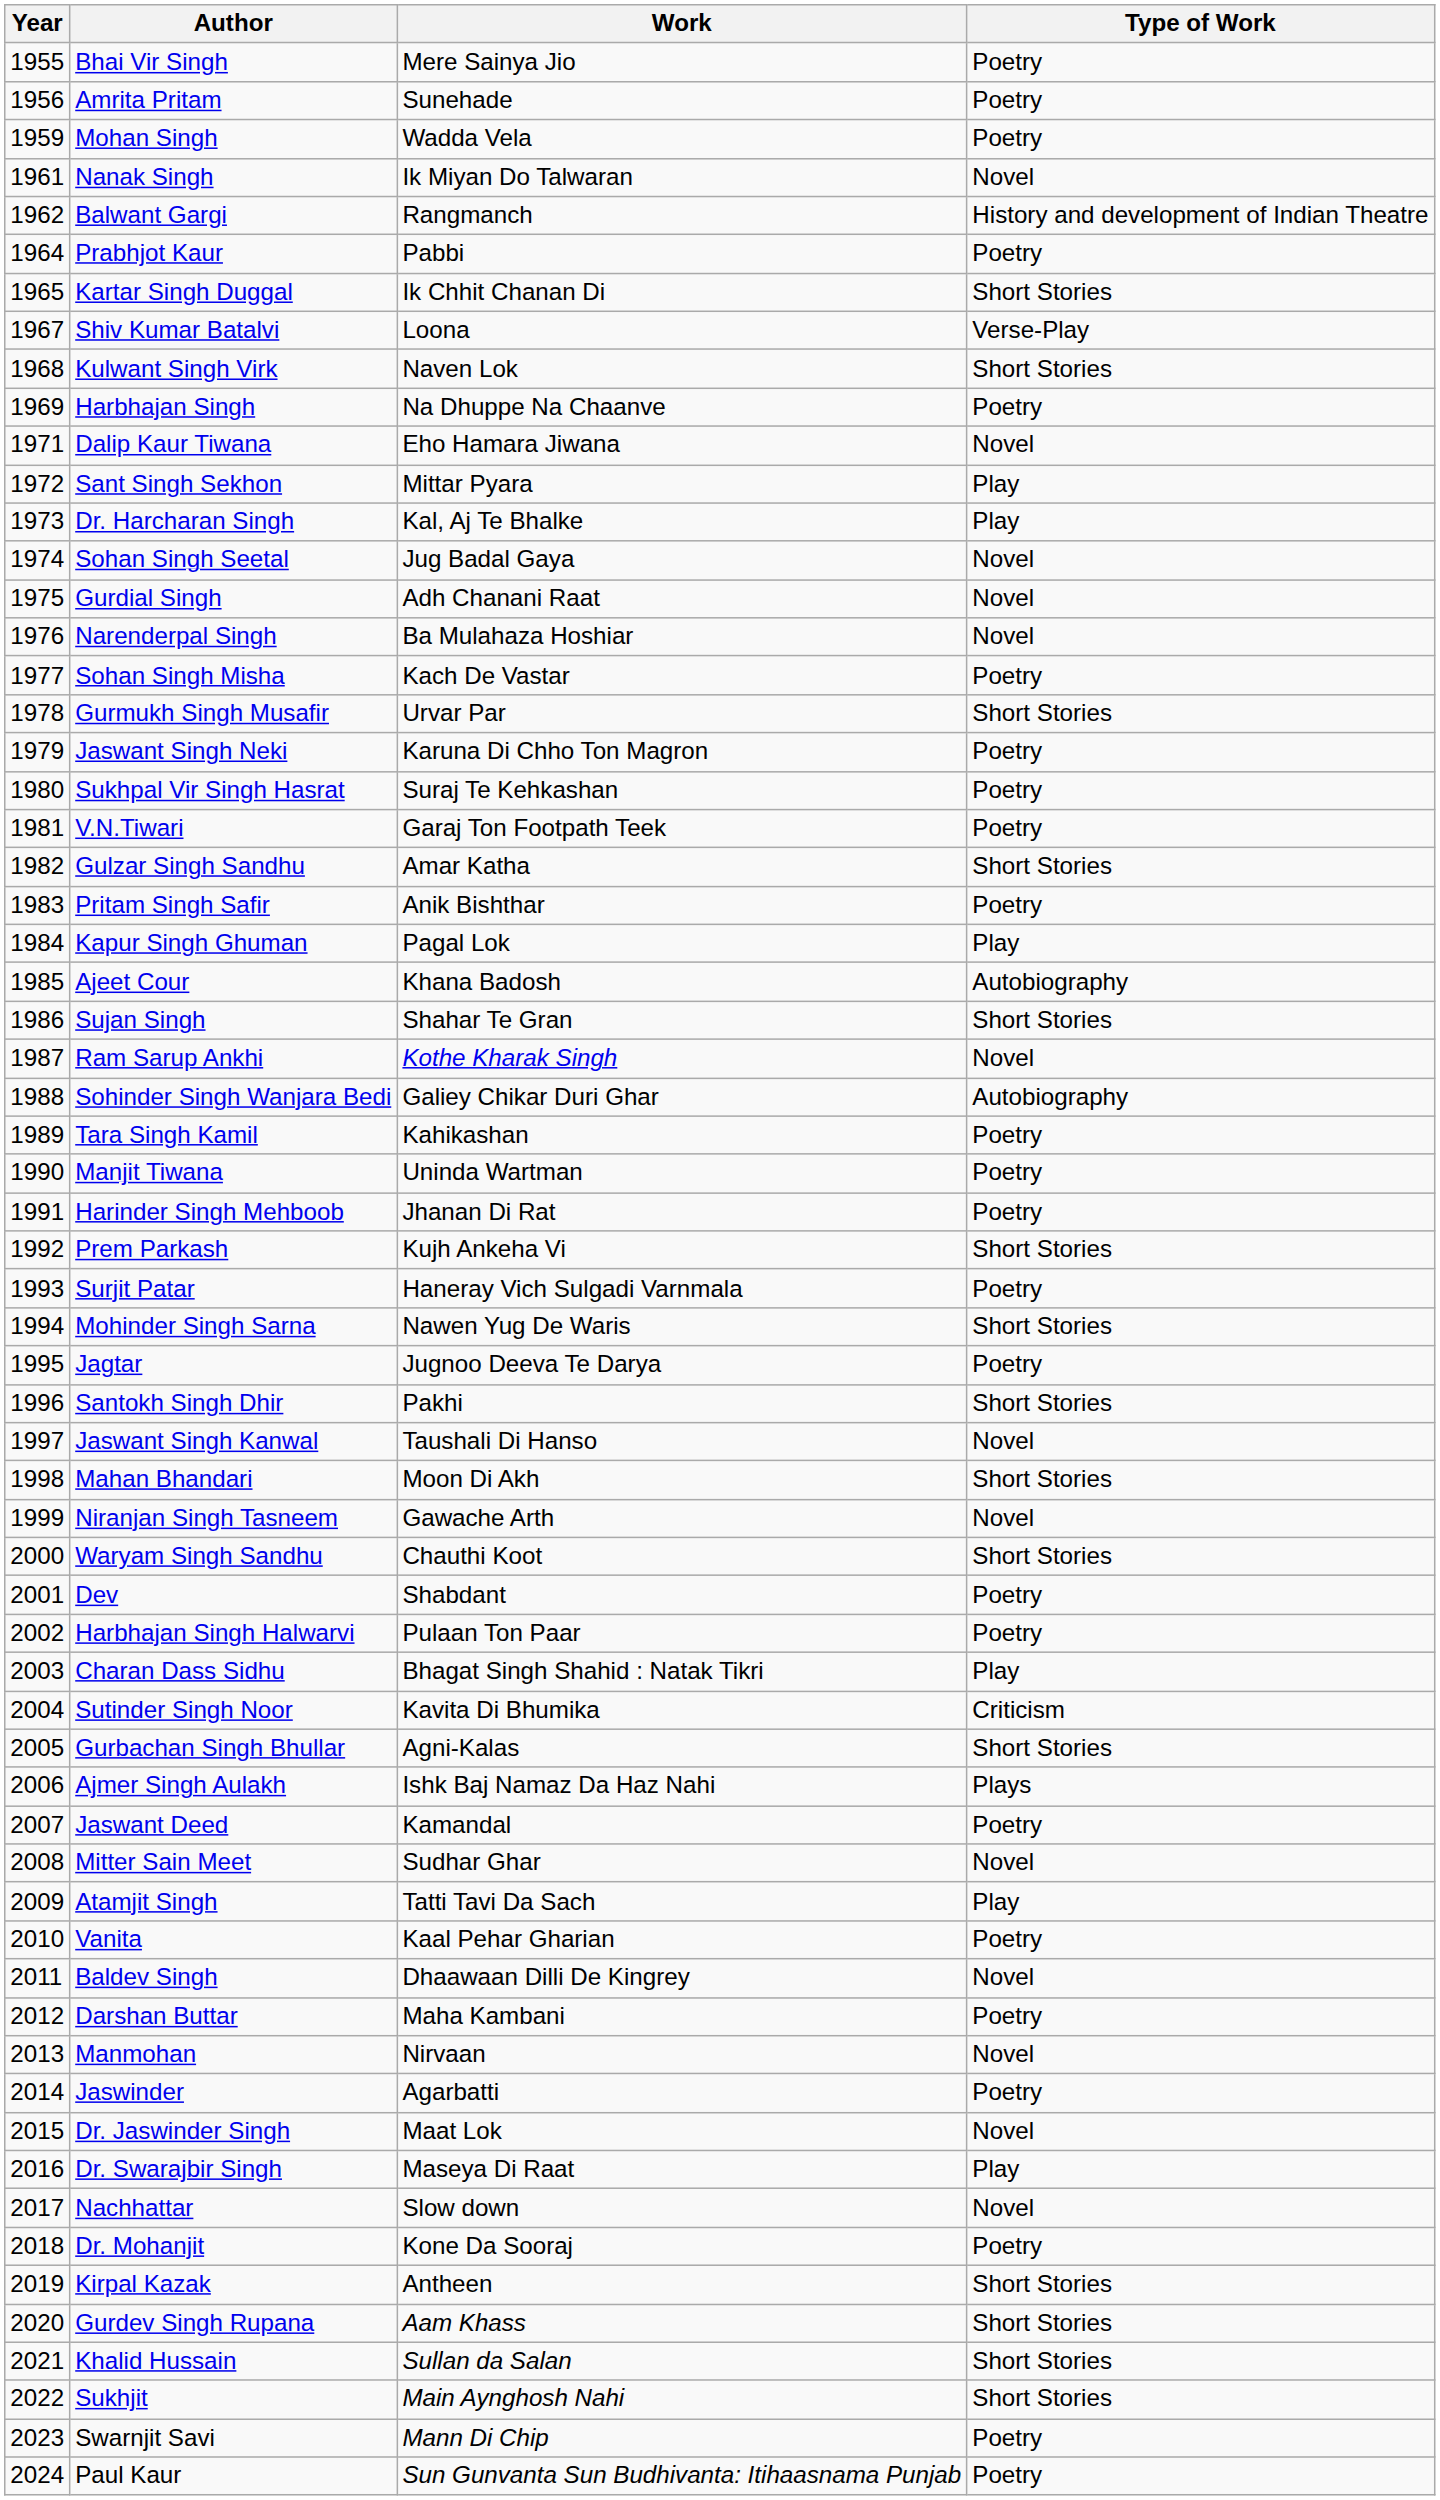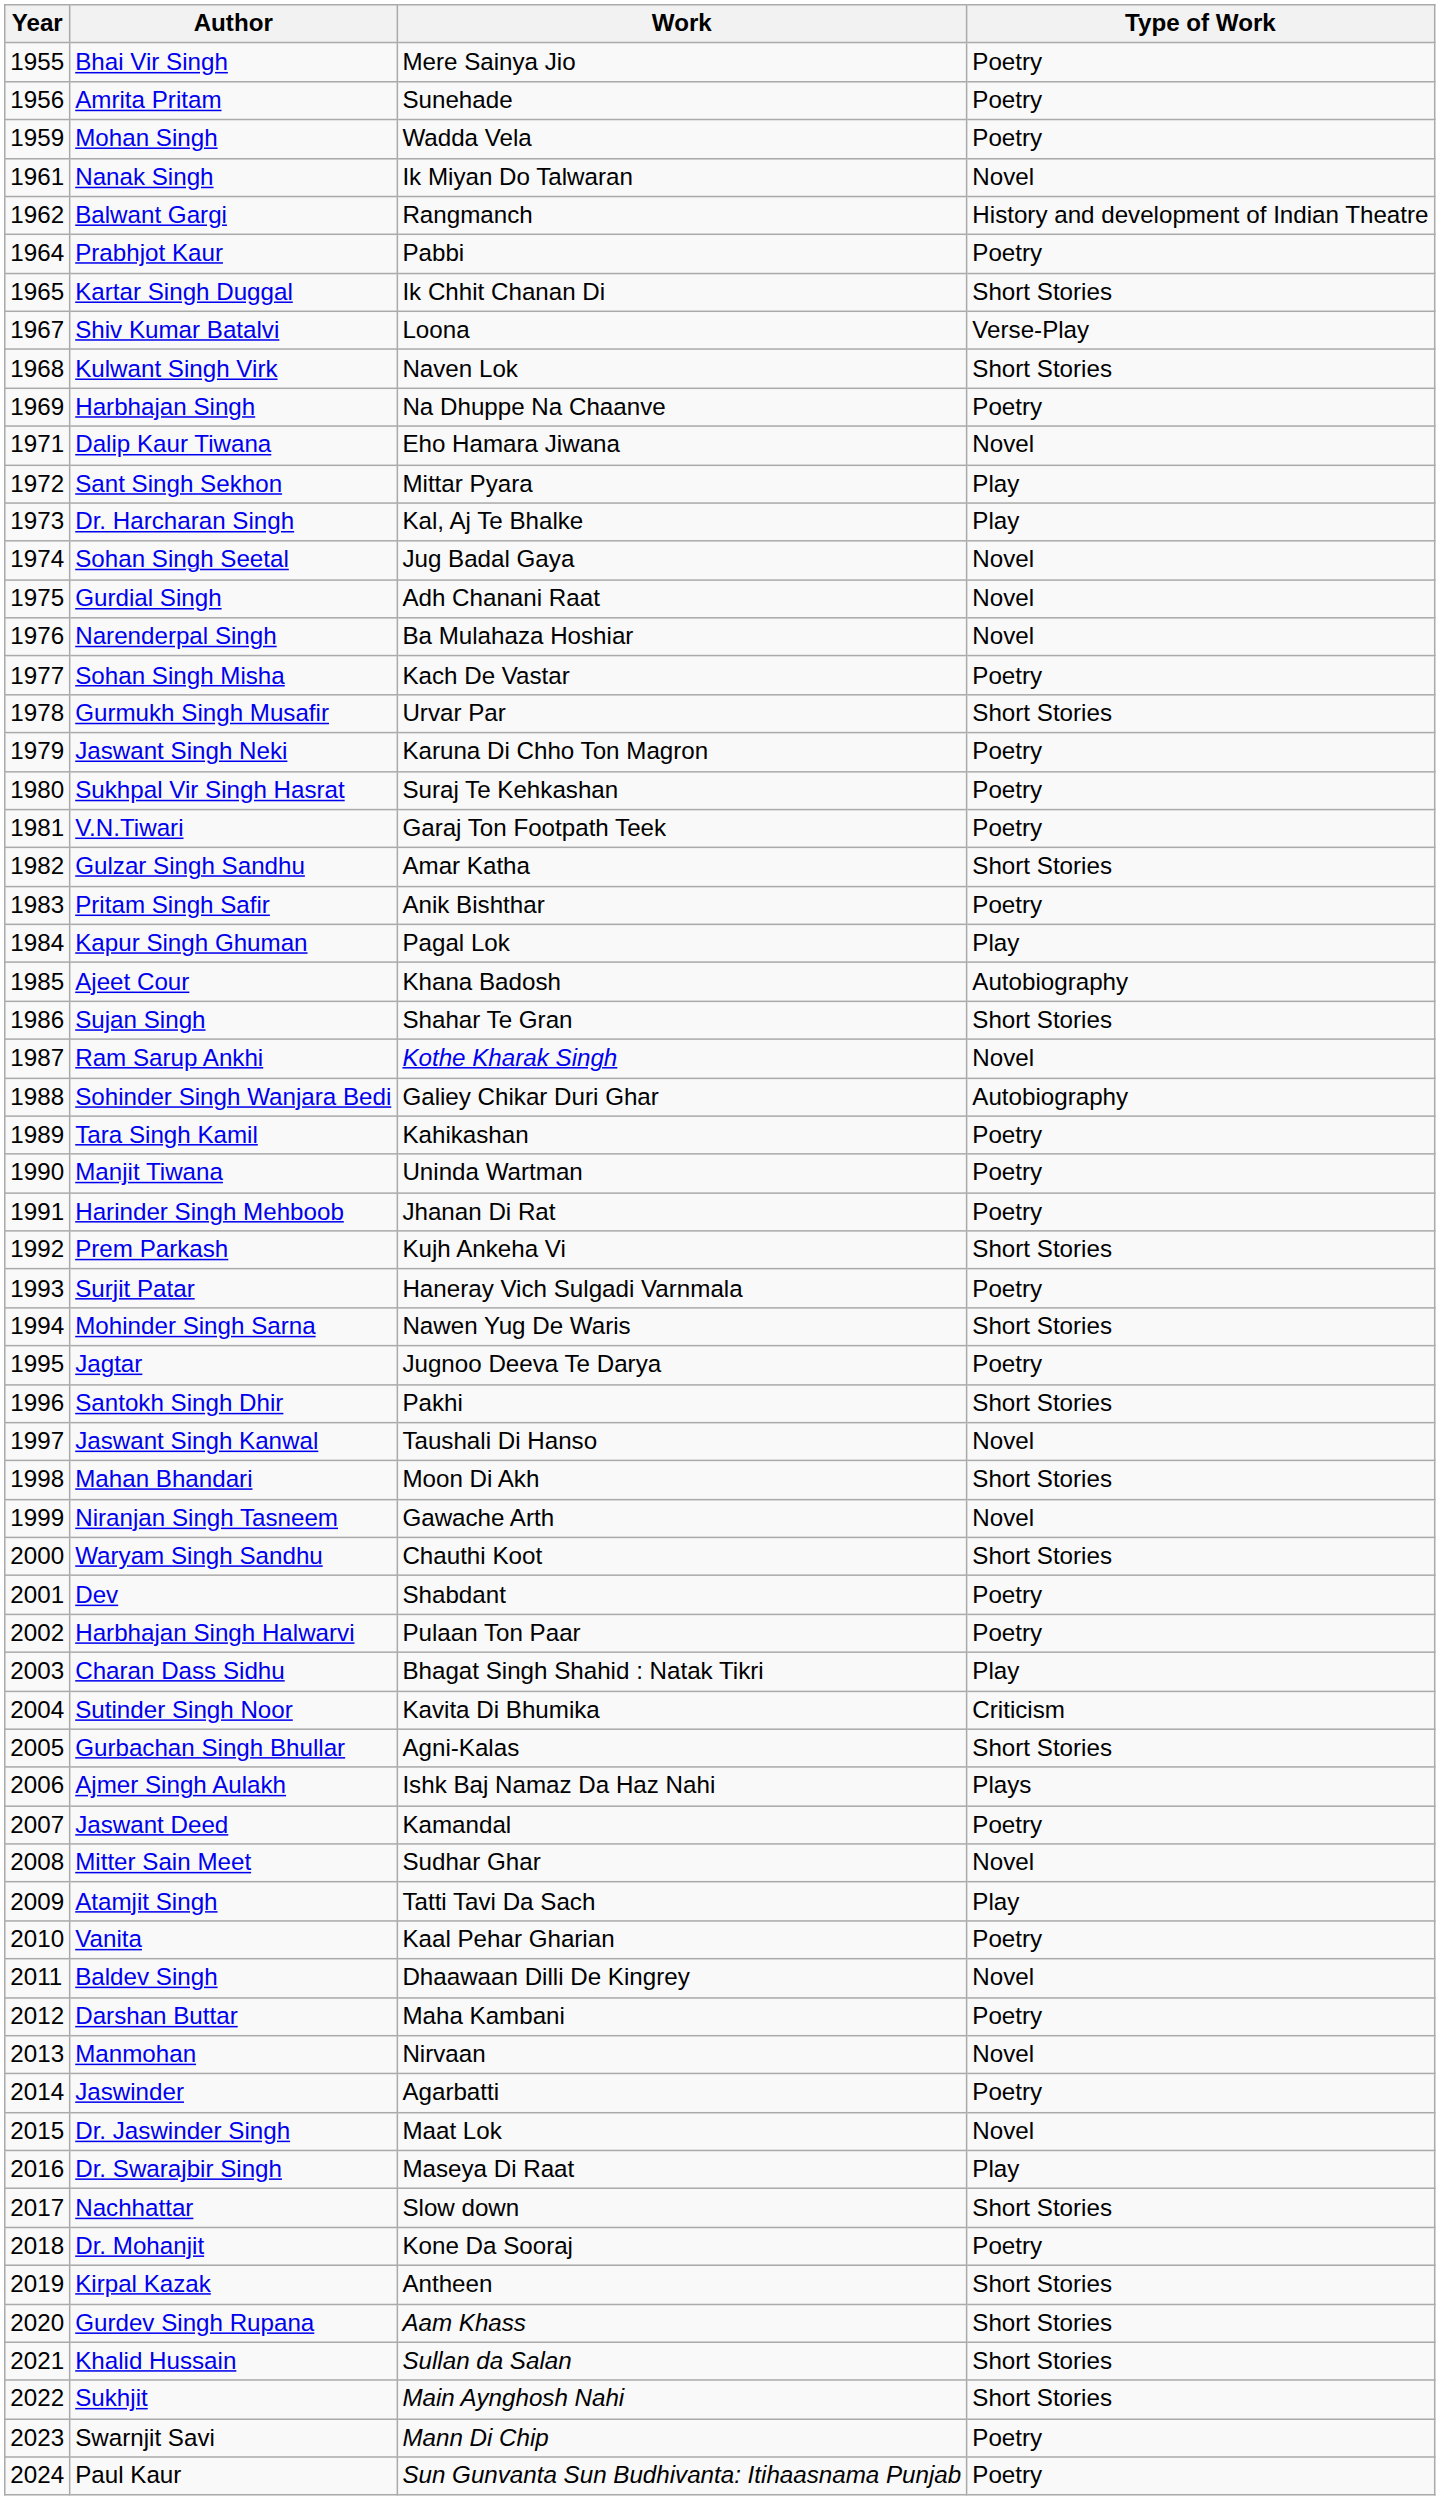(1003, 2207) Novel -> (1042, 2207) Short Stories
